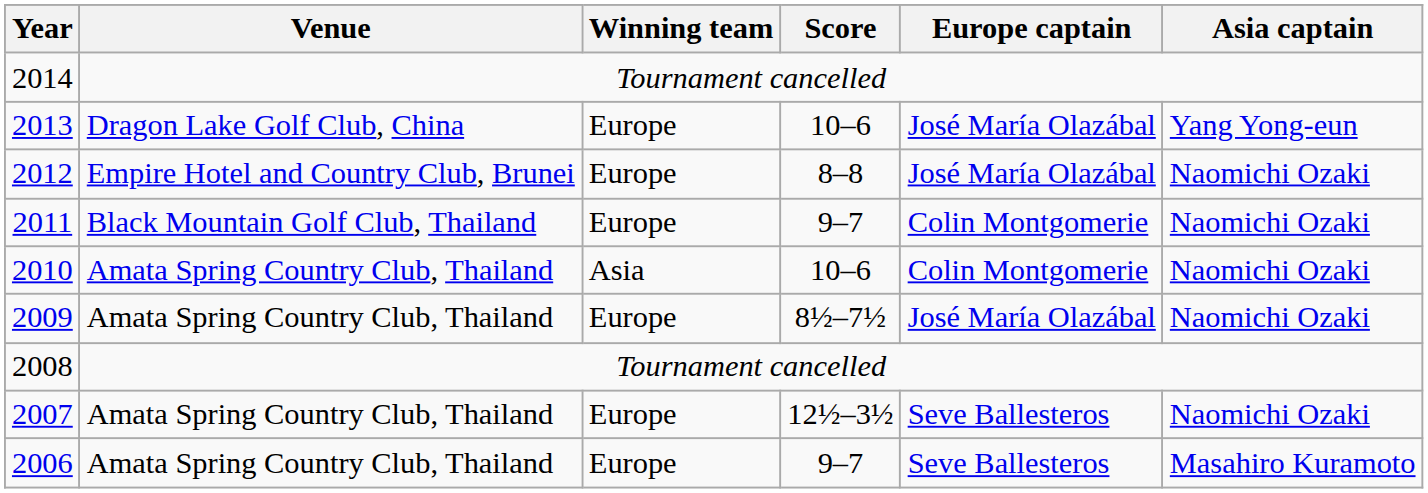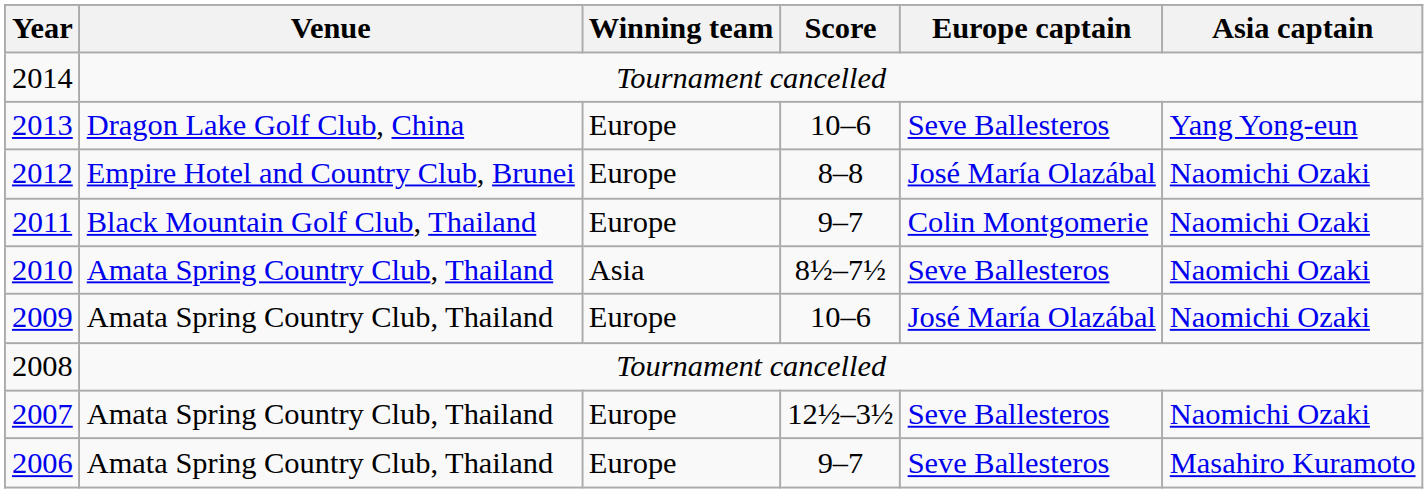(1032, 125) José María Olazábal -> (1009, 125) Seve Ballesteros
(840, 269) 10–6 -> (840, 269) 8½–7½
(1028, 269) Colin Montgomerie -> (1009, 269) Seve Ballesteros
(840, 317) 8½–7½ -> (840, 317) 10–6
